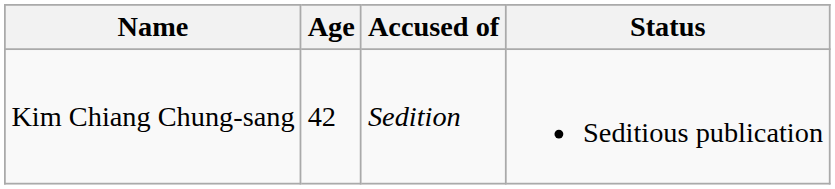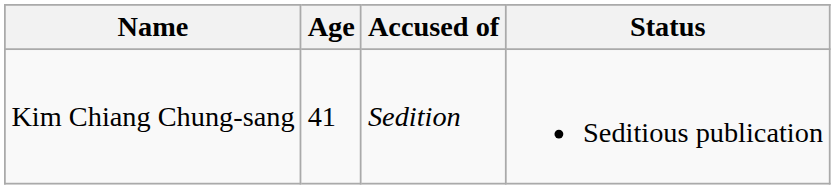(322, 116) 42 -> (322, 116) 41
